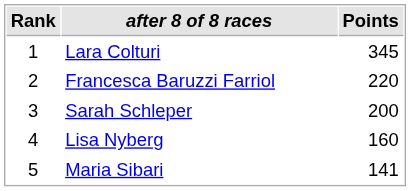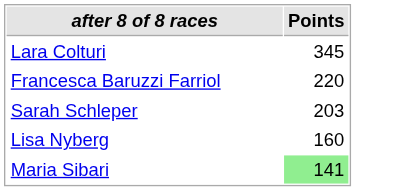- column: (33, 21)
(383, 111) 200 -> (329, 111) 203
(383, 169) no background -> (329, 169) lightgreen background
